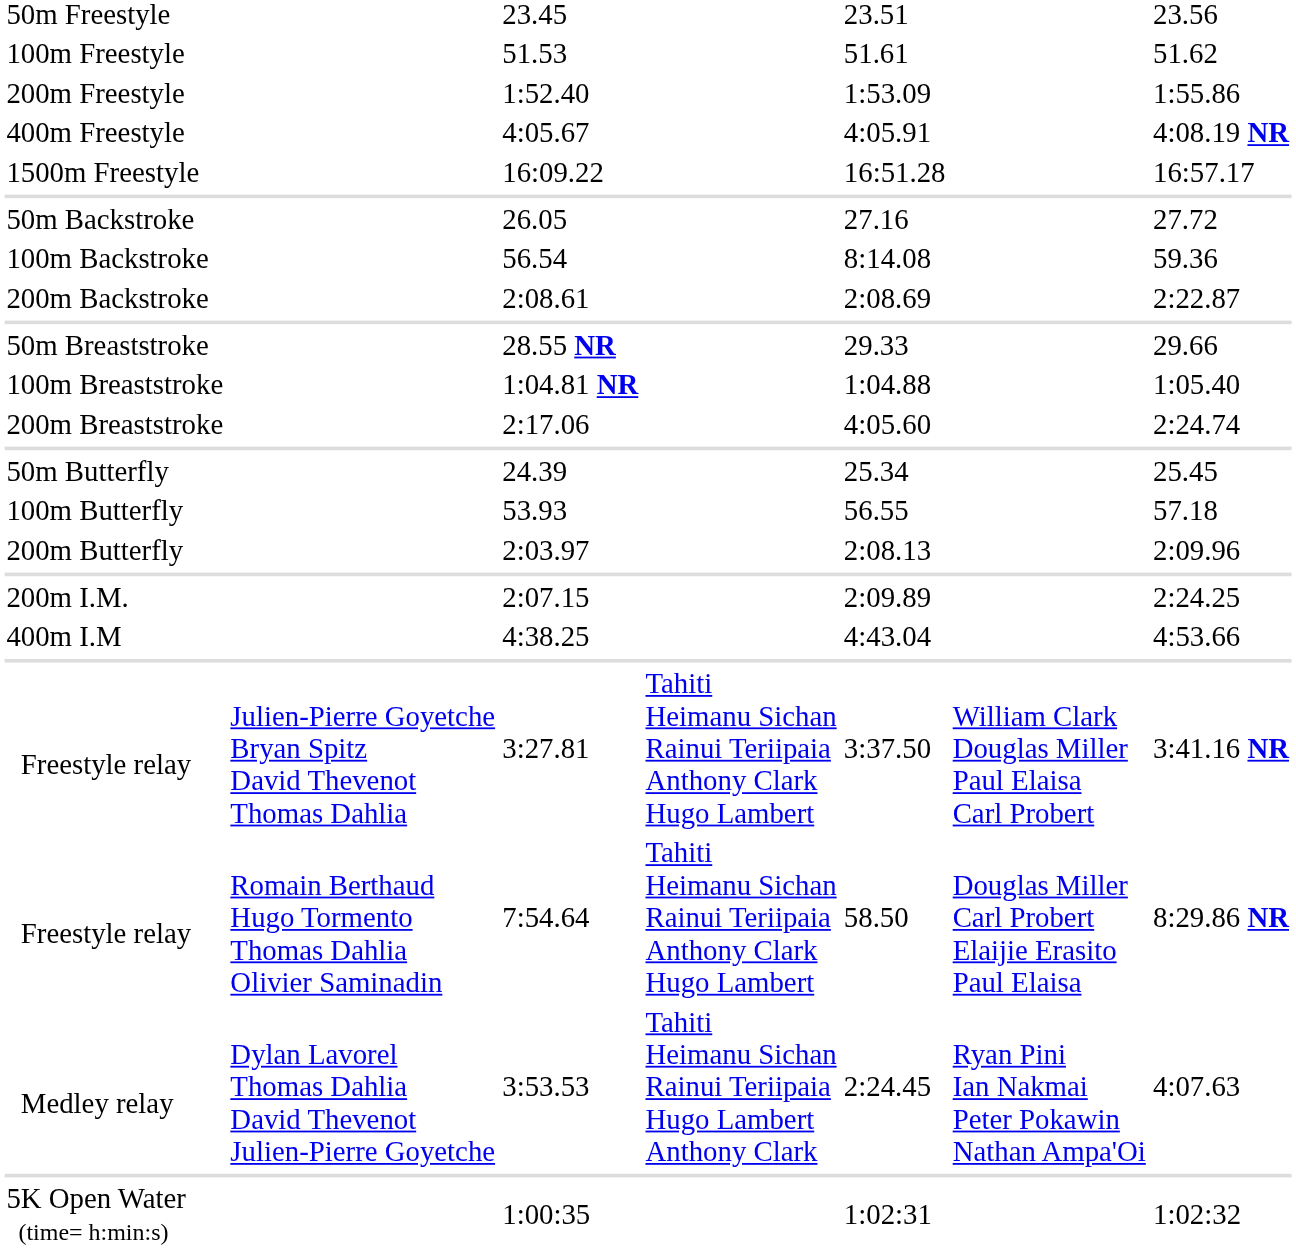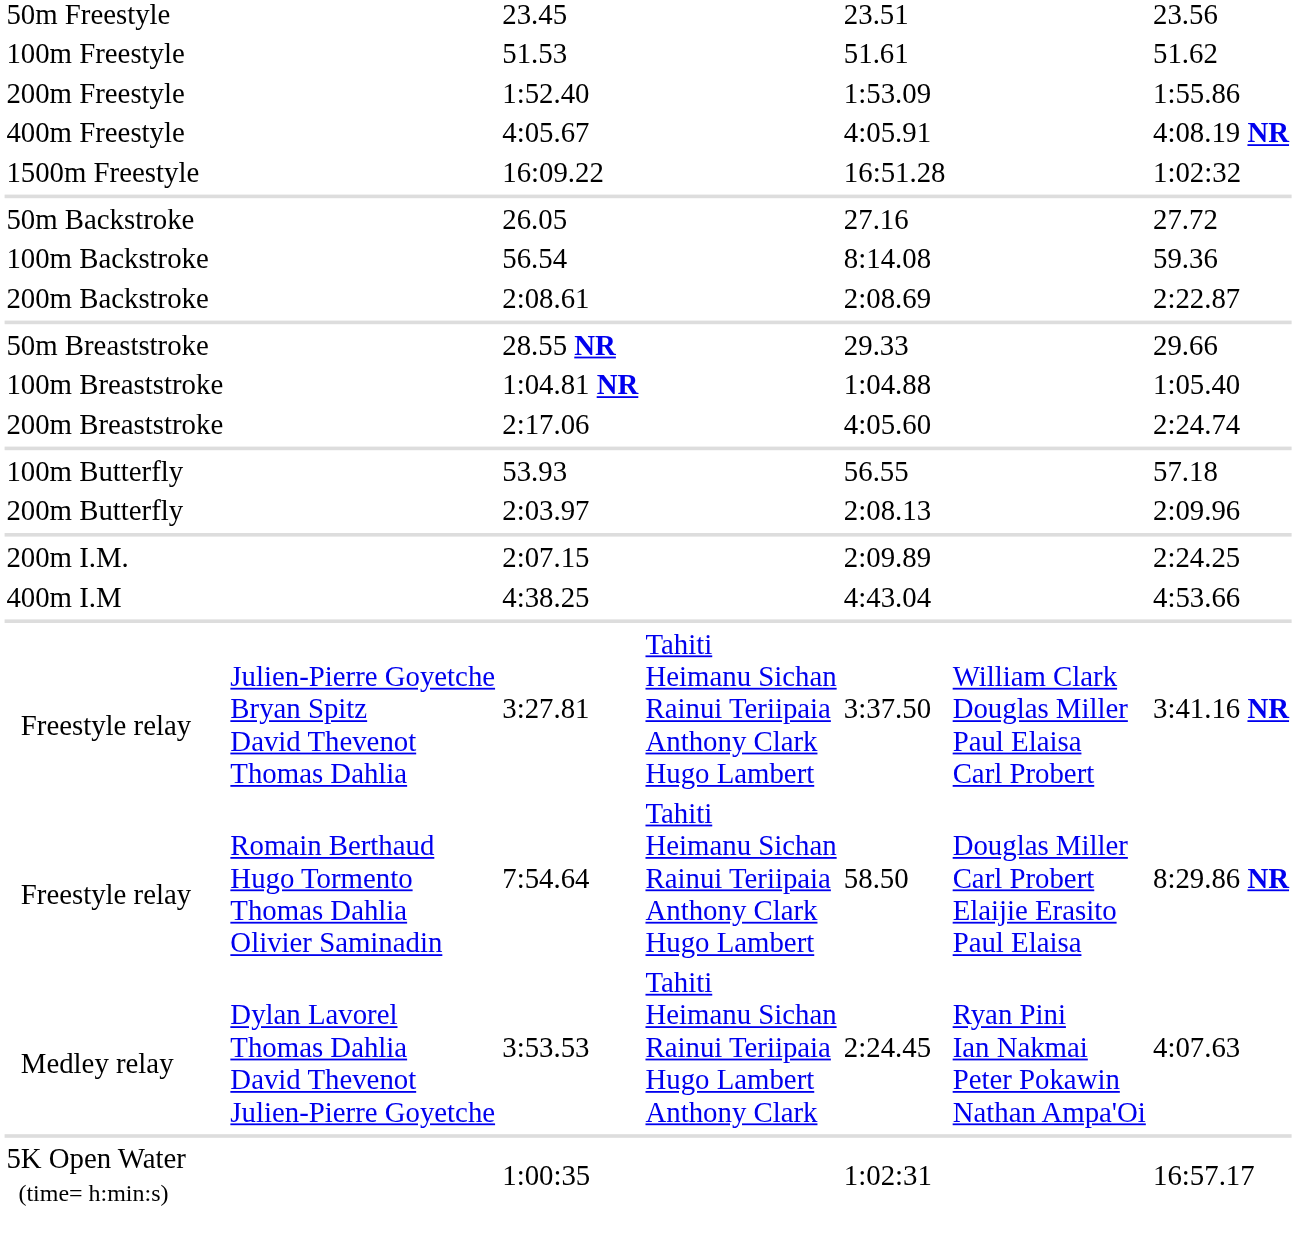(1204, 172) 16:57.17 -> (1197, 172) 1:02:32
- row: (88, 471)
(1197, 1214) 1:02:32 -> (1204, 1175) 16:57.17
